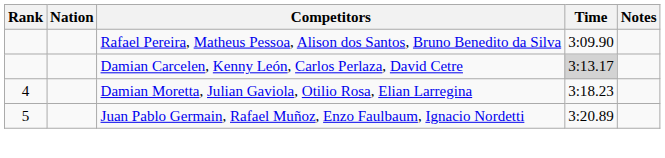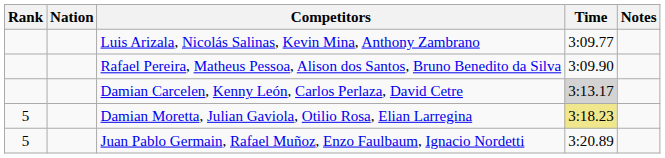+ row: (290, 41)
(26, 91) 4 -> (26, 116) 5
(591, 91) no background -> (591, 116) khaki background
